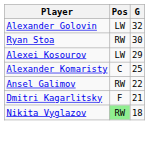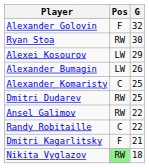(120, 26) LW -> (120, 26) F
+ row: (52, 69)
+ row: (44, 98)
+ row: (49, 127)
